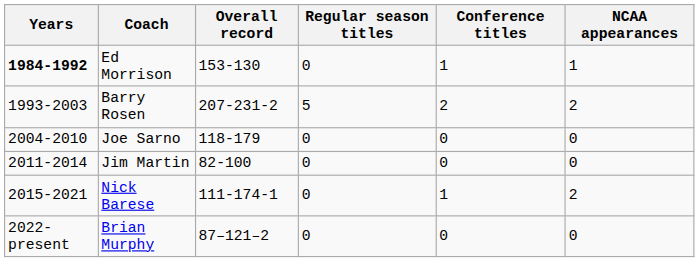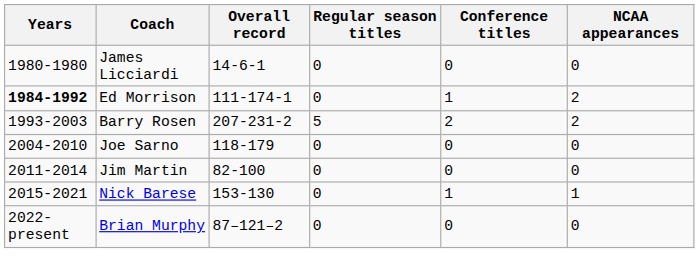+ row: (139, 66)
(229, 66) 153-130 -> (252, 98) 111-174-1
(573, 66) 1 -> (575, 98) 2
(238, 196) 111-174-1 -> (243, 194) 153-130
(573, 196) 2 -> (575, 194) 1
